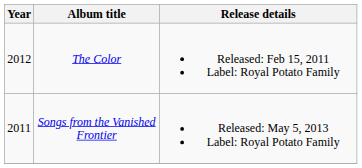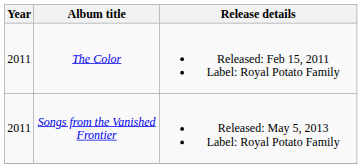(19, 58) 2012 -> (19, 58) 2011
